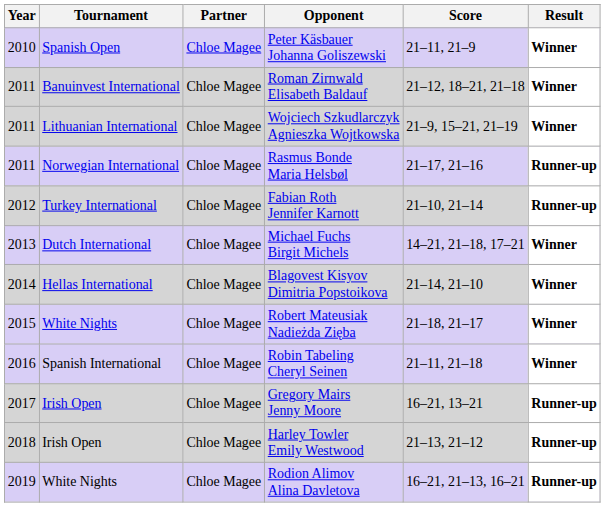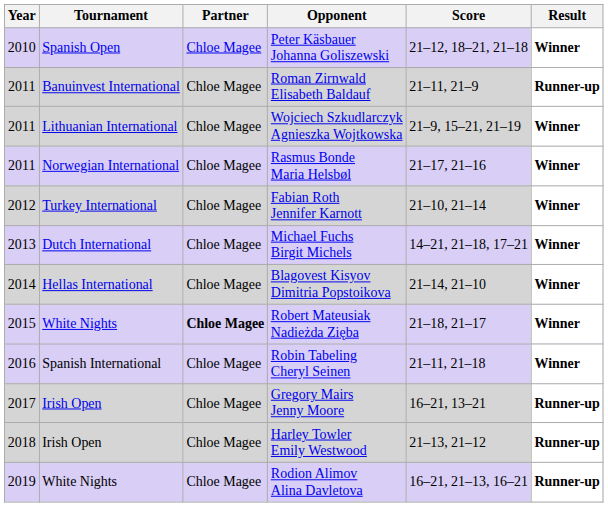(441, 47) 21–11, 21–9 -> (469, 47) 21–12, 18–21, 21–18
(465, 87) 21–12, 18–21, 21–18 -> (444, 87) 21–11, 21–9
(554, 87) Winner -> (567, 87) Runner-up
(564, 166) Runner-up -> (557, 166) Winner
(564, 205) Runner-up -> (557, 205) Winner
(224, 324) normal -> (225, 324) bold
